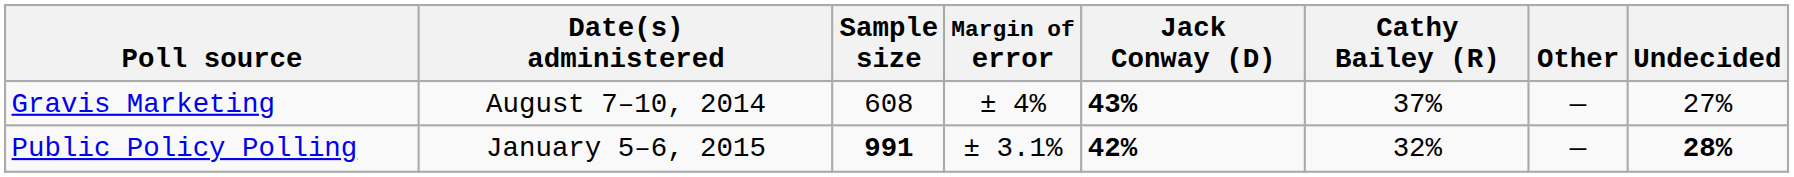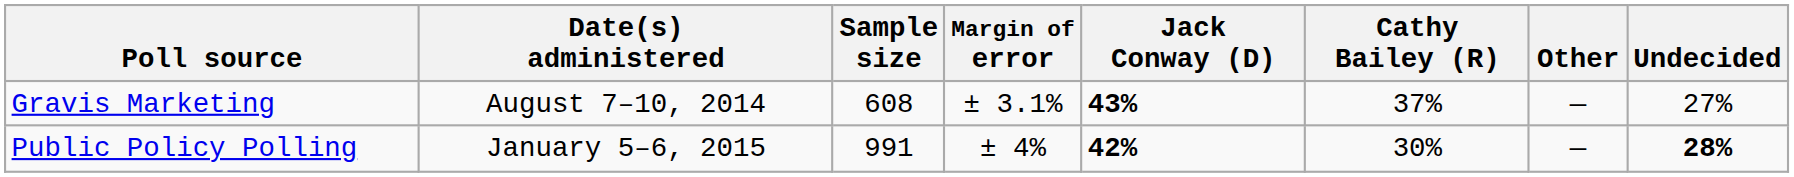(1013, 104) ± 4% -> (1013, 104) ± 3.1%
(889, 148) bold -> (889, 148) normal
(1013, 148) ± 3.1% -> (1013, 148) ± 4%
(1417, 148) 32% -> (1417, 148) 30%
